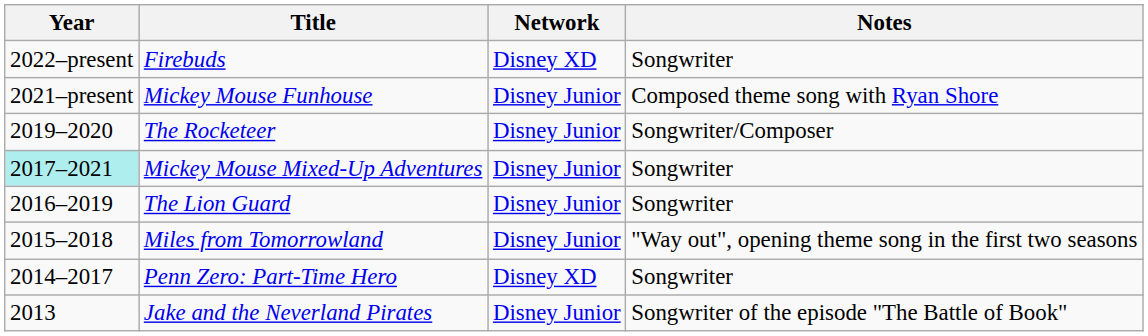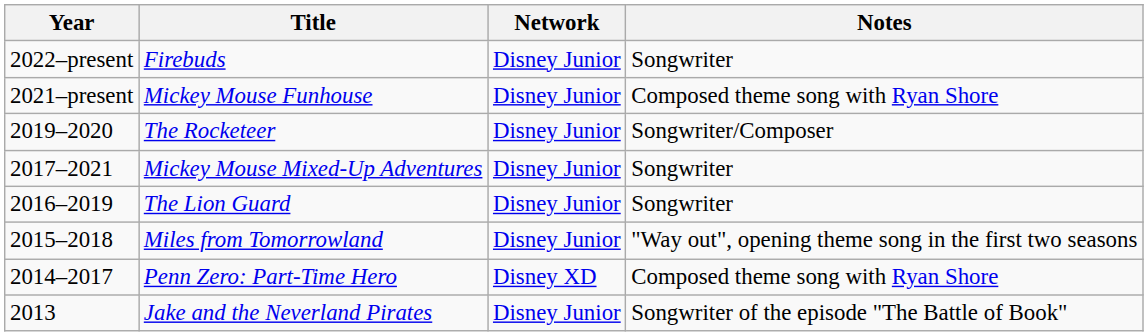(545, 58) Disney XD -> (557, 58) Disney Junior
(61, 167) paleturquoise background -> (61, 167) no background
(682, 276) Songwriter -> (815, 276) Composed theme song with Ryan Shore
